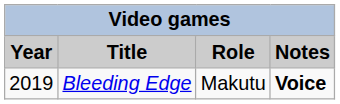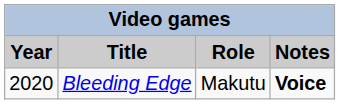(31, 83) 2019 -> (31, 83) 2020
